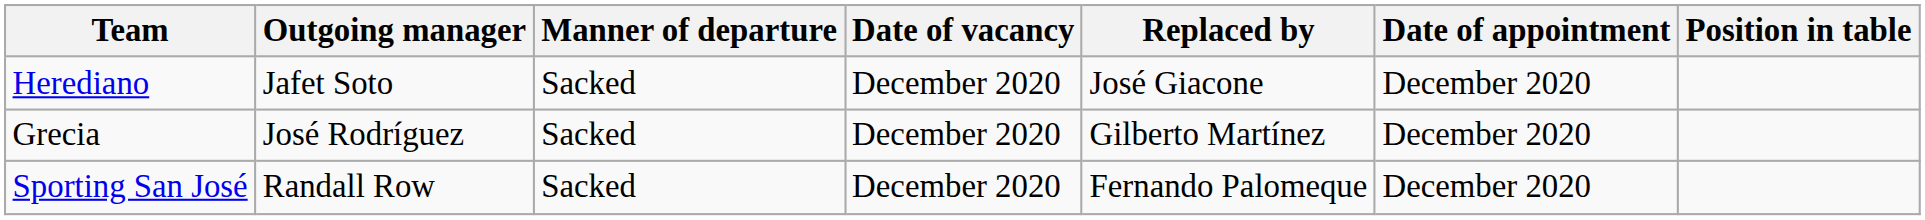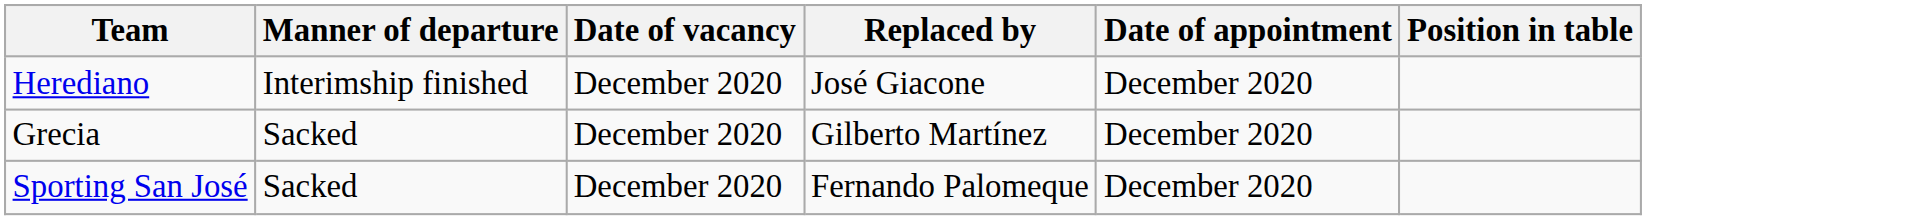- column: (394, 30)
(589, 82) Sacked -> (395, 82) Interimship finished
